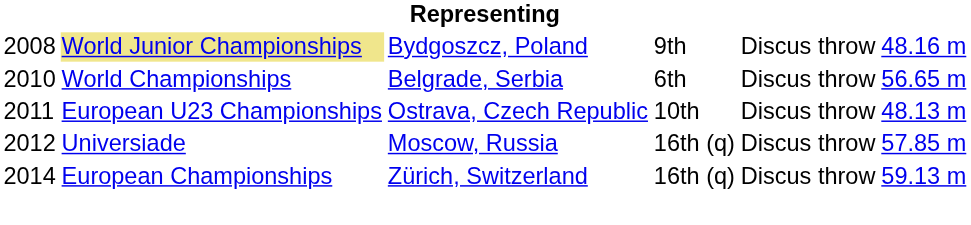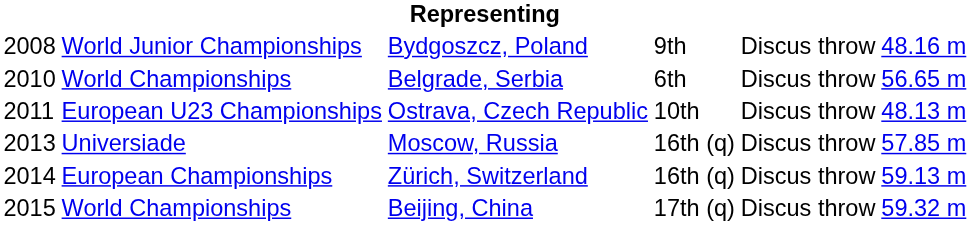(212, 46) khaki background -> (212, 46) no background
(30, 143) 2012 -> (30, 143) 2013
+ row: (460, 208)
